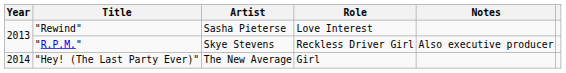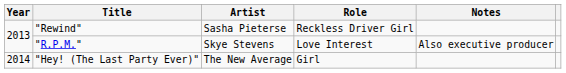(335, 28) Love Interest -> (355, 28) Reckless Driver Girl
(355, 44) Reckless Driver Girl -> (335, 44) Love Interest
